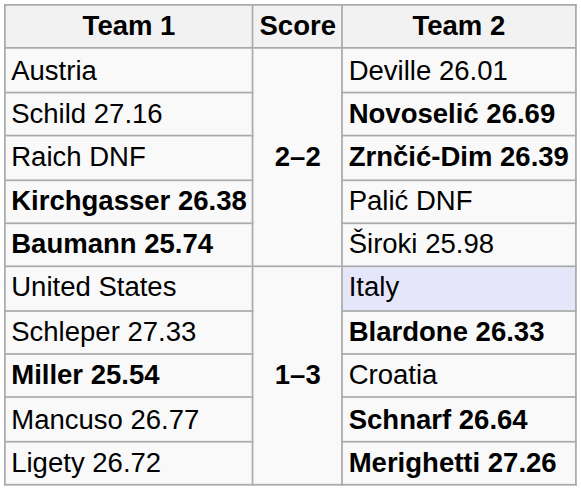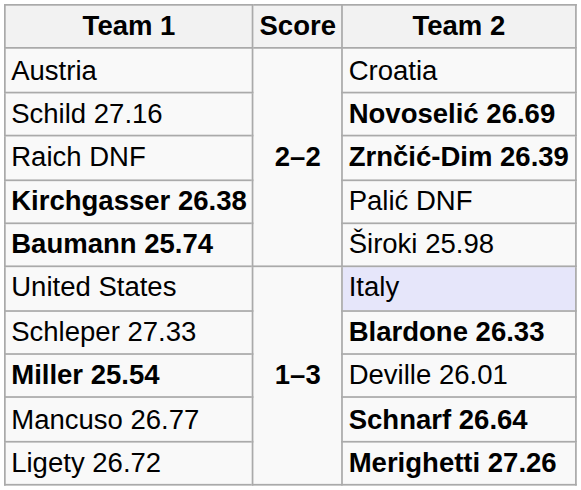(428, 69) Deville 26.01 -> (393, 69) Croatia
(393, 375) Croatia -> (428, 375) Deville 26.01
